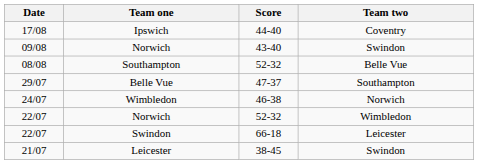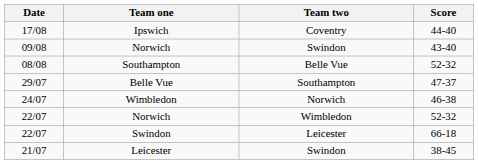columns swapped: (268, 13) <-> (386, 13)
